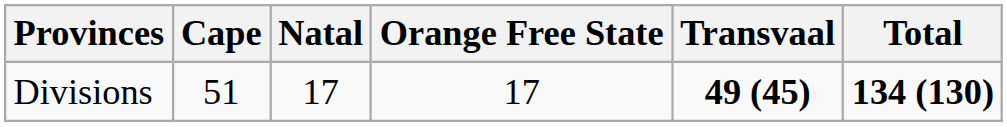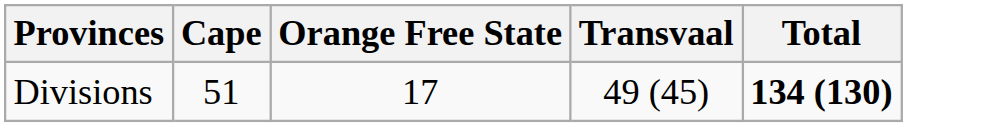- column: (321, 33)
(758, 90) bold -> (656, 90) normal
